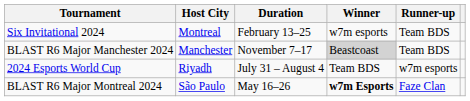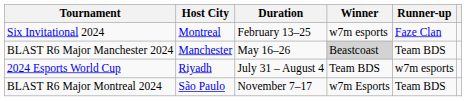(424, 31) Team BDS -> (418, 31) Faze Clan
(275, 50) November 7–17 -> (264, 50) May 16–26
(264, 86) May 16–26 -> (275, 86) November 7–17
(361, 86) bold -> (360, 86) normal
(422, 86) Faze Clan -> (420, 86) Team BDS
